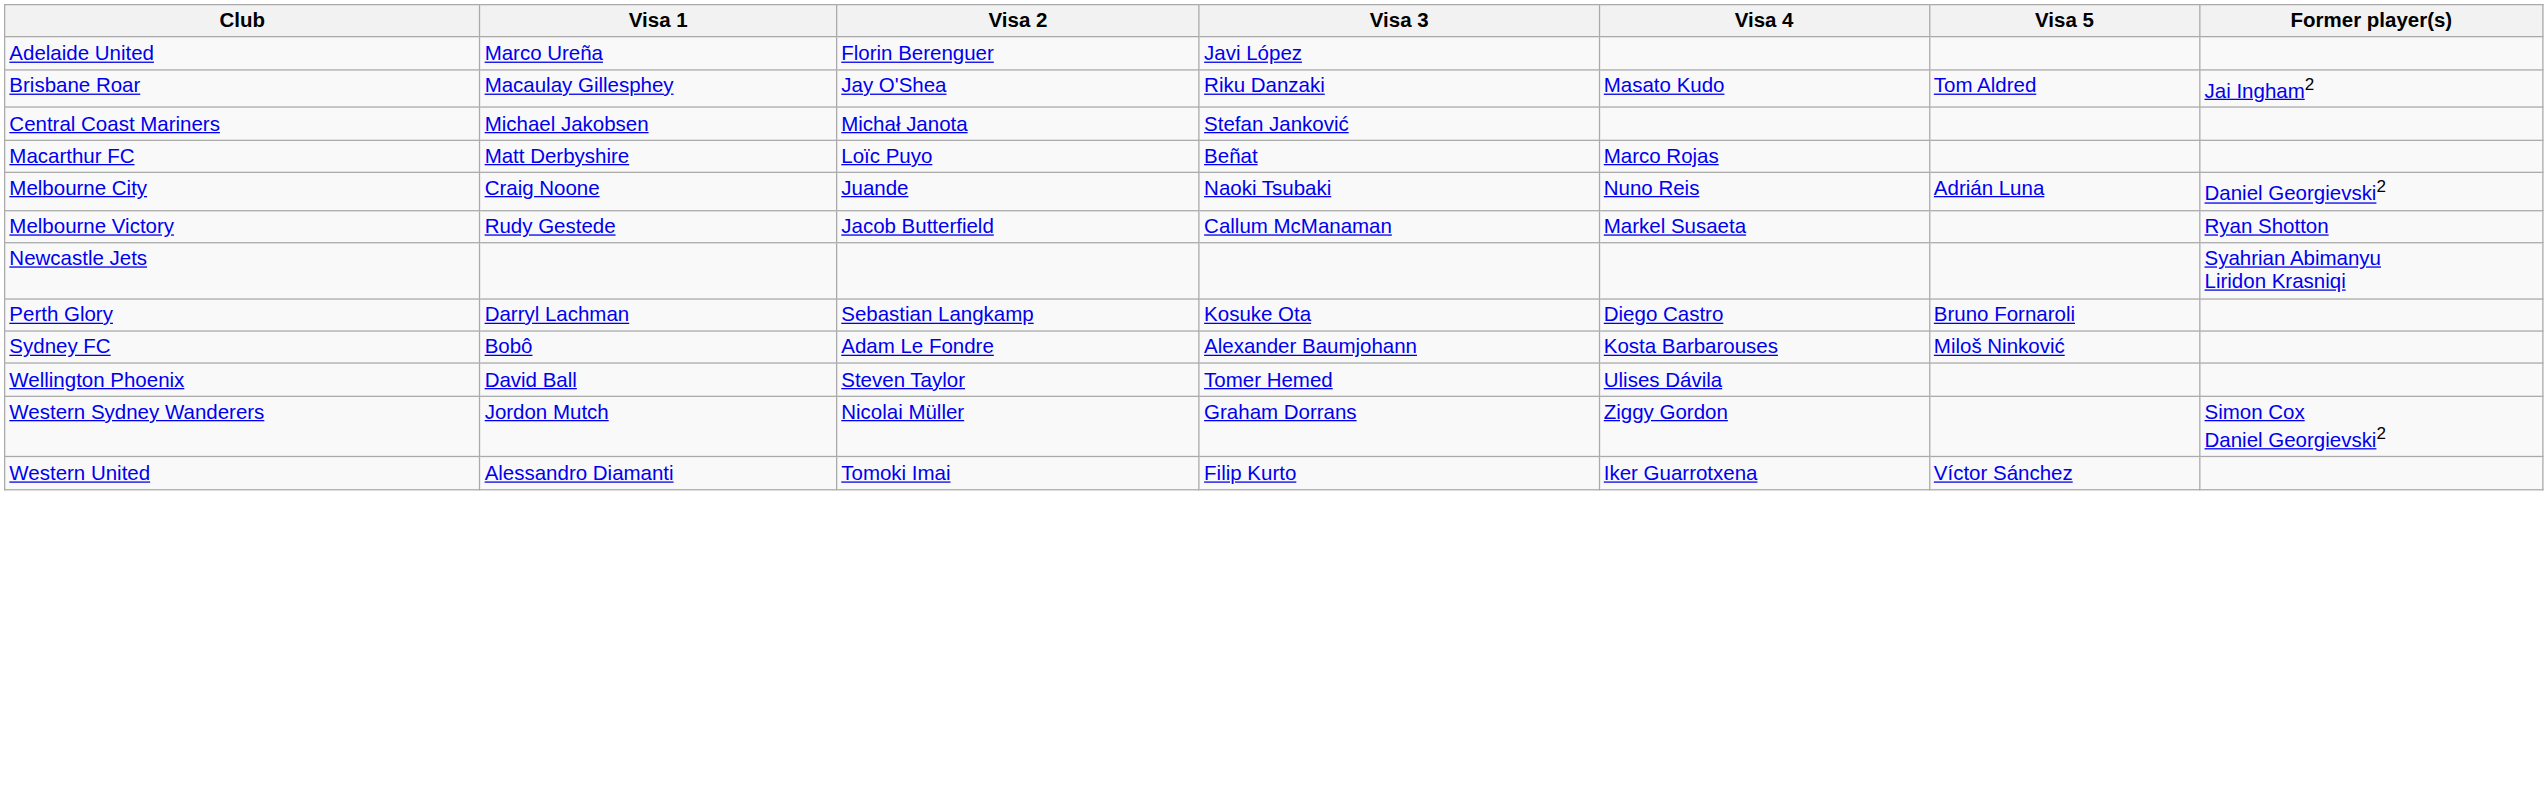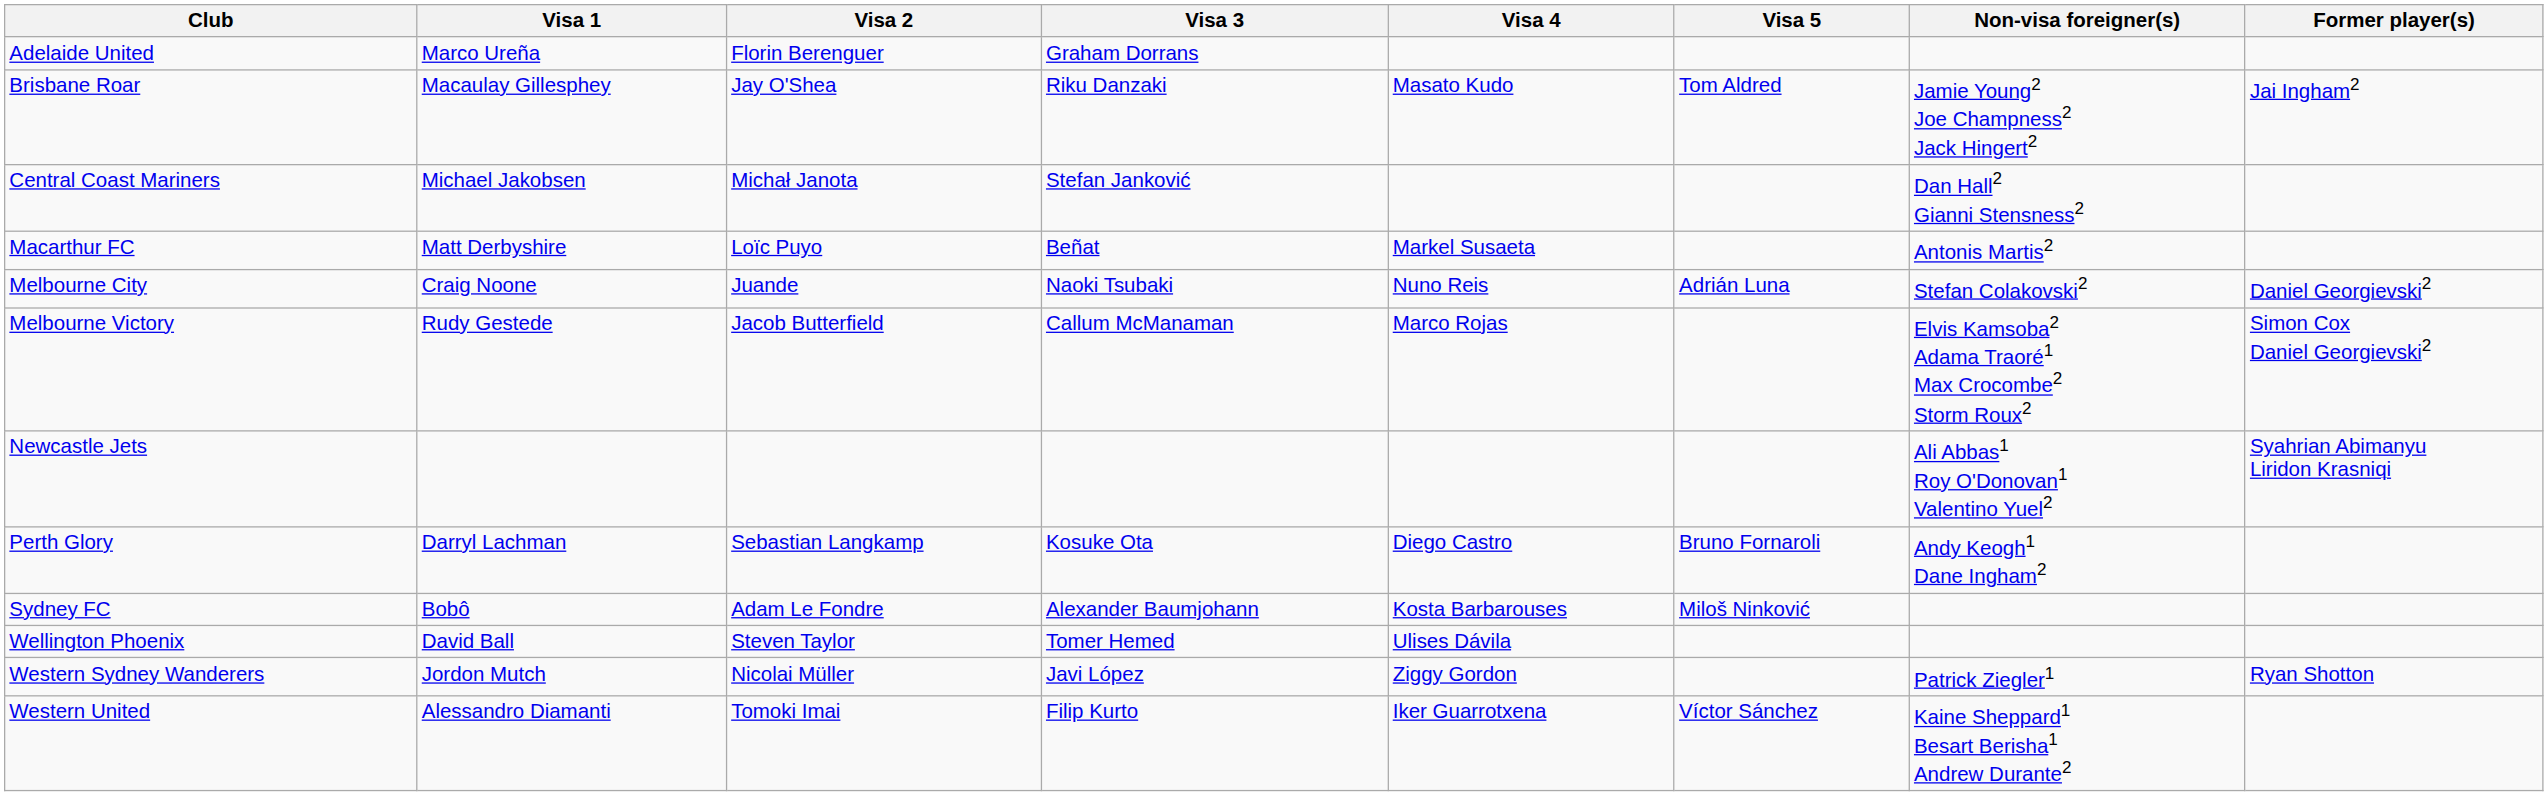+ column: (2077, 20)
(1253, 53) Javi López -> (1122, 53) Graham Dorrans
(1661, 156) Marco Rojas -> (1464, 247) Markel Susaeta
(1675, 226) Markel Susaeta -> (1450, 323) Marco Rojas
(2267, 226) Ryan Shotton -> (2341, 337) Simon Cox Daniel Georgievski2
(1280, 412) Graham Dorrans -> (1095, 674) Javi López
(2295, 426) Simon Cox Daniel Georgievski2 -> (2312, 674) Ryan Shotton
